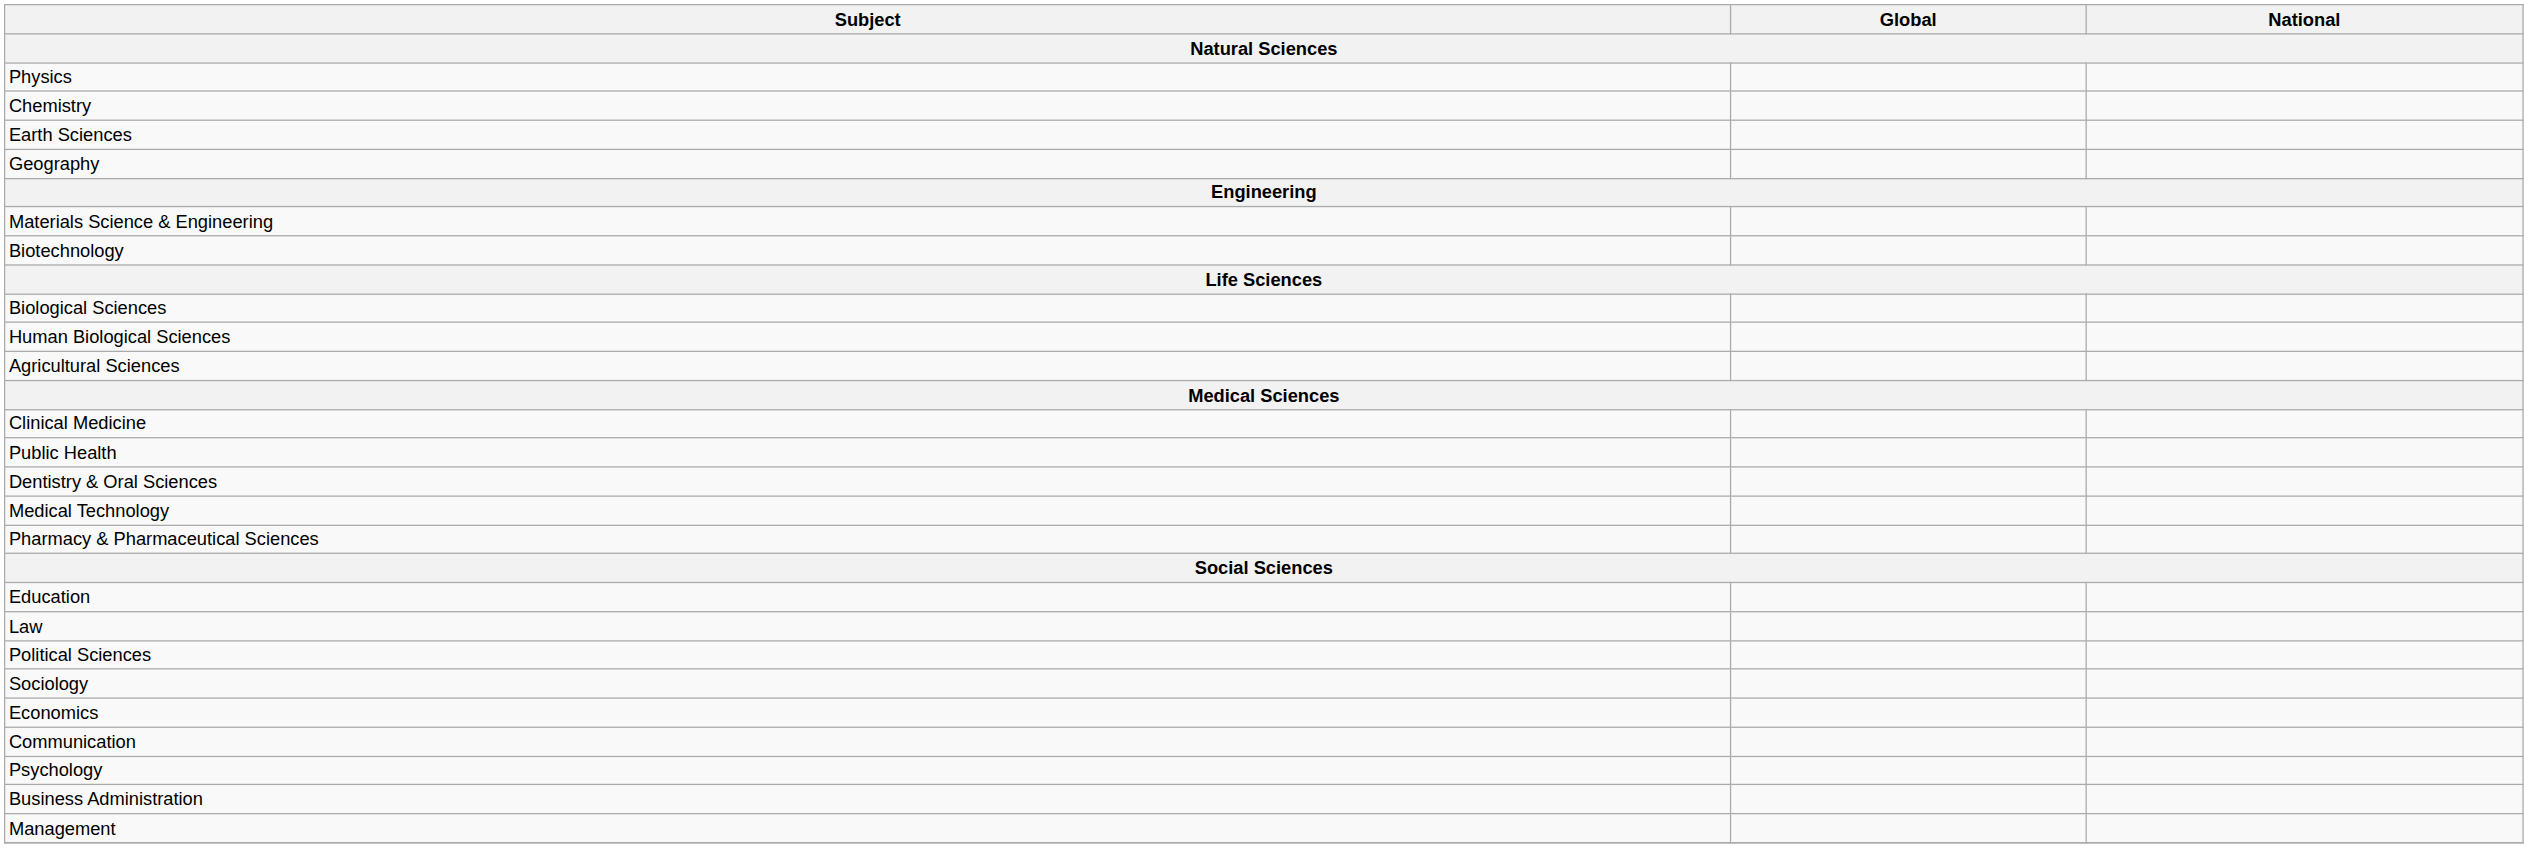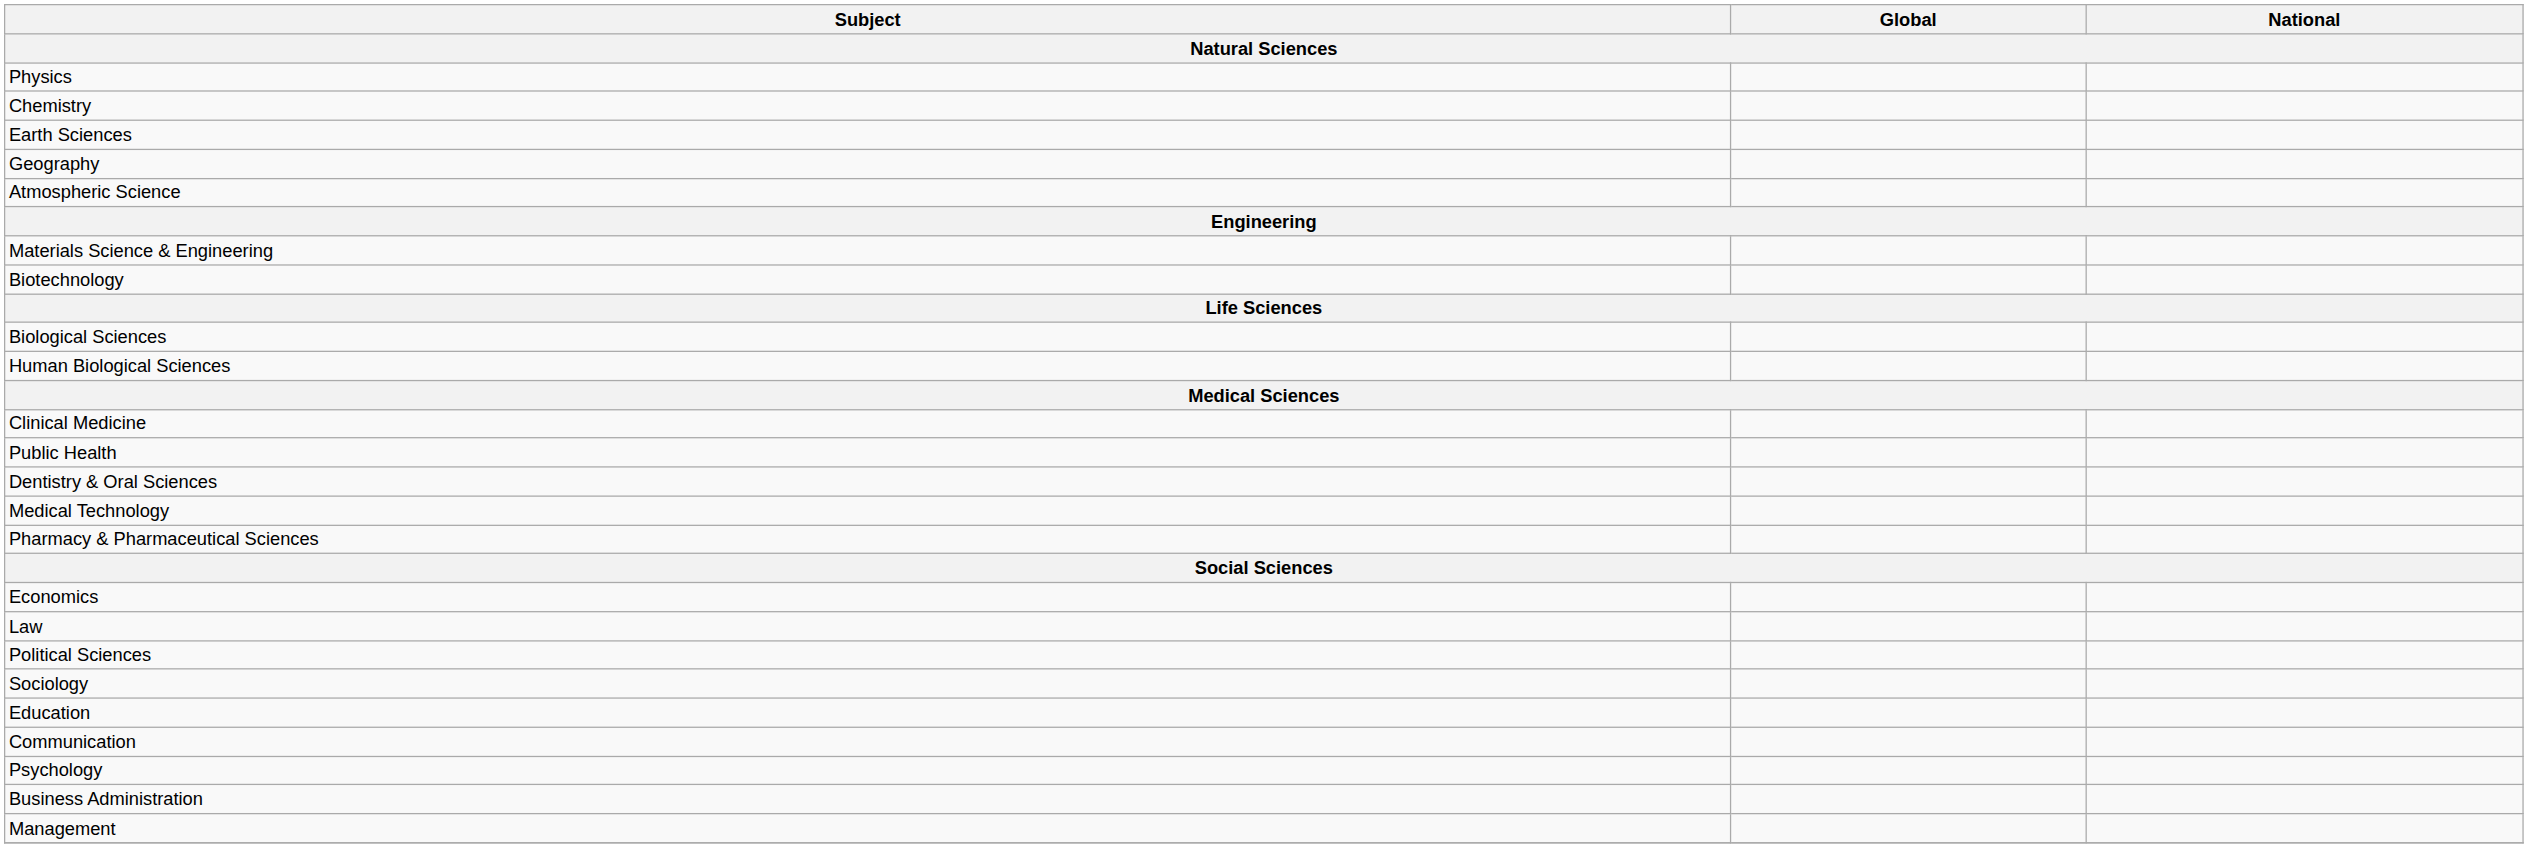+ row: (95, 193)
- row: (94, 366)
rows swapped: (54, 713) <-> (50, 597)
